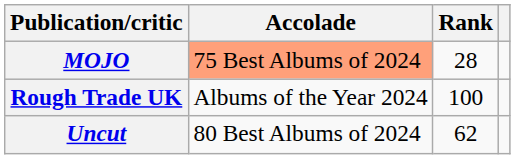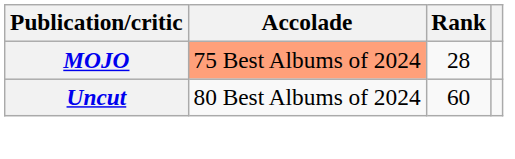- row: (96, 97)
(466, 134) 62 -> (459, 97) 60
